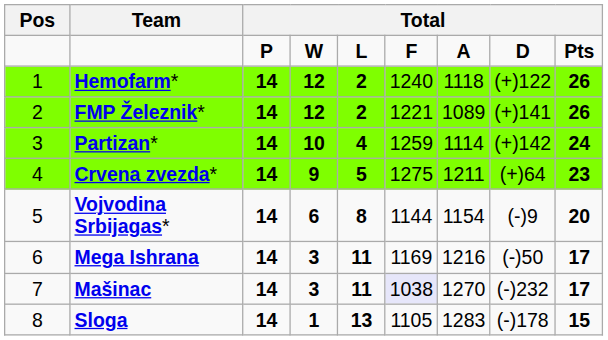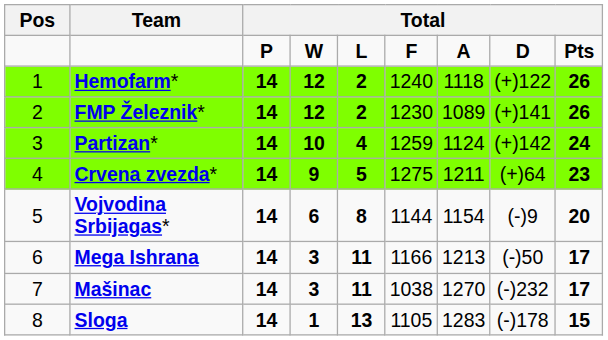(411, 113) 1221 -> (411, 113) 1230
(464, 143) 1114 -> (464, 143) 1124
(411, 258) 1169 -> (411, 258) 1166
(464, 258) 1216 -> (464, 258) 1213
(411, 288) lavender background -> (411, 288) no background
